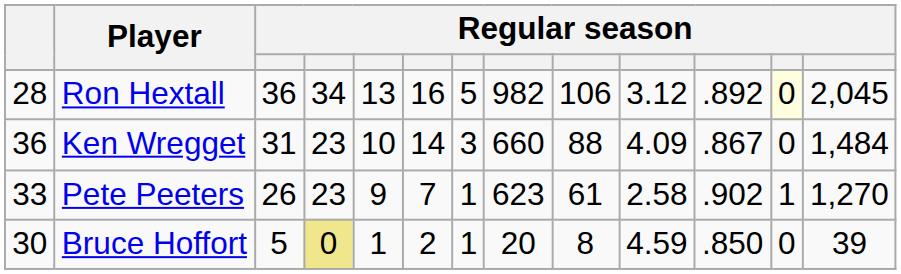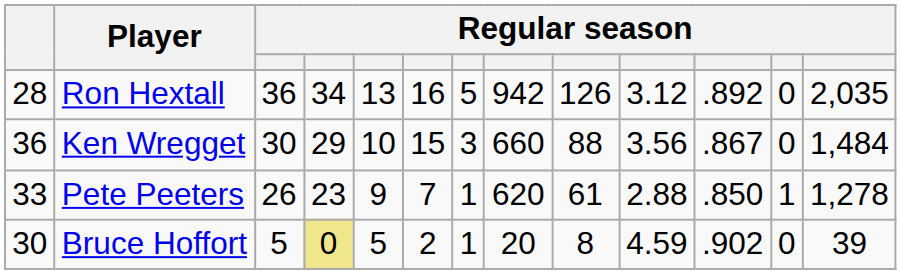(518, 94) 982 -> (518, 94) 942
(585, 94) 106 -> (585, 94) 126
(787, 94) lightyellow background -> (787, 94) no background
(849, 94) 2,045 -> (849, 94) 2,035
(279, 144) 31 -> (279, 144) 30
(329, 144) 23 -> (329, 144) 29
(428, 144) 14 -> (428, 144) 15
(657, 144) 4.09 -> (657, 144) 3.56
(518, 193) 623 -> (518, 193) 620
(657, 193) 2.58 -> (657, 193) 2.88
(733, 193) .902 -> (733, 193) .850
(849, 193) 1,270 -> (849, 193) 1,278
(378, 243) 1 -> (378, 243) 5
(733, 243) .850 -> (733, 243) .902
